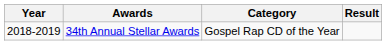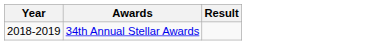- column: (272, 13)
